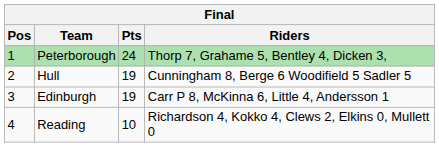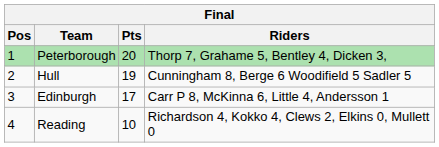(129, 55) 24 -> (129, 55) 20
(129, 96) 19 -> (129, 96) 17
